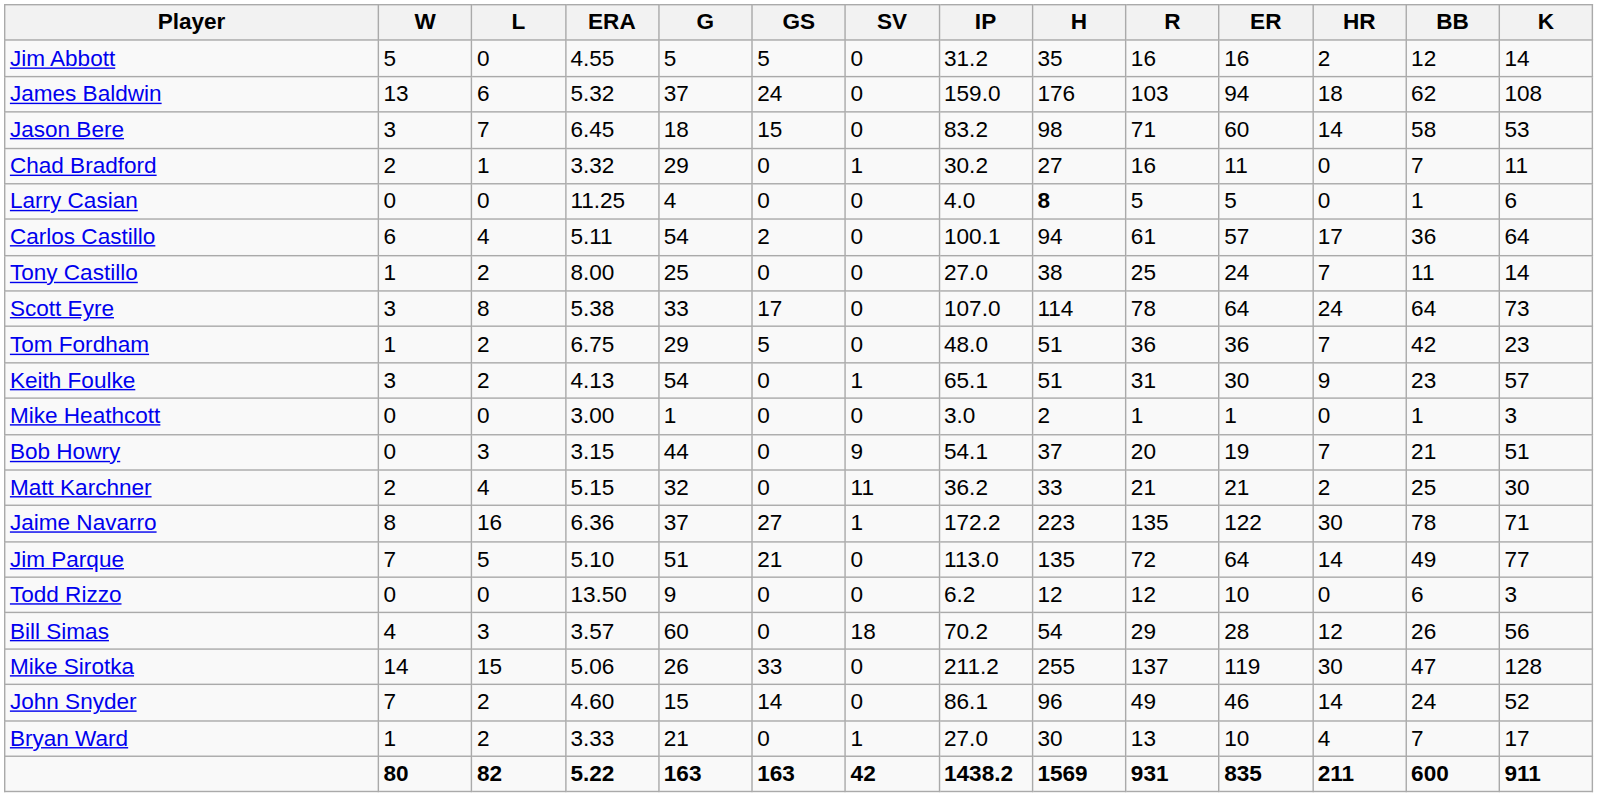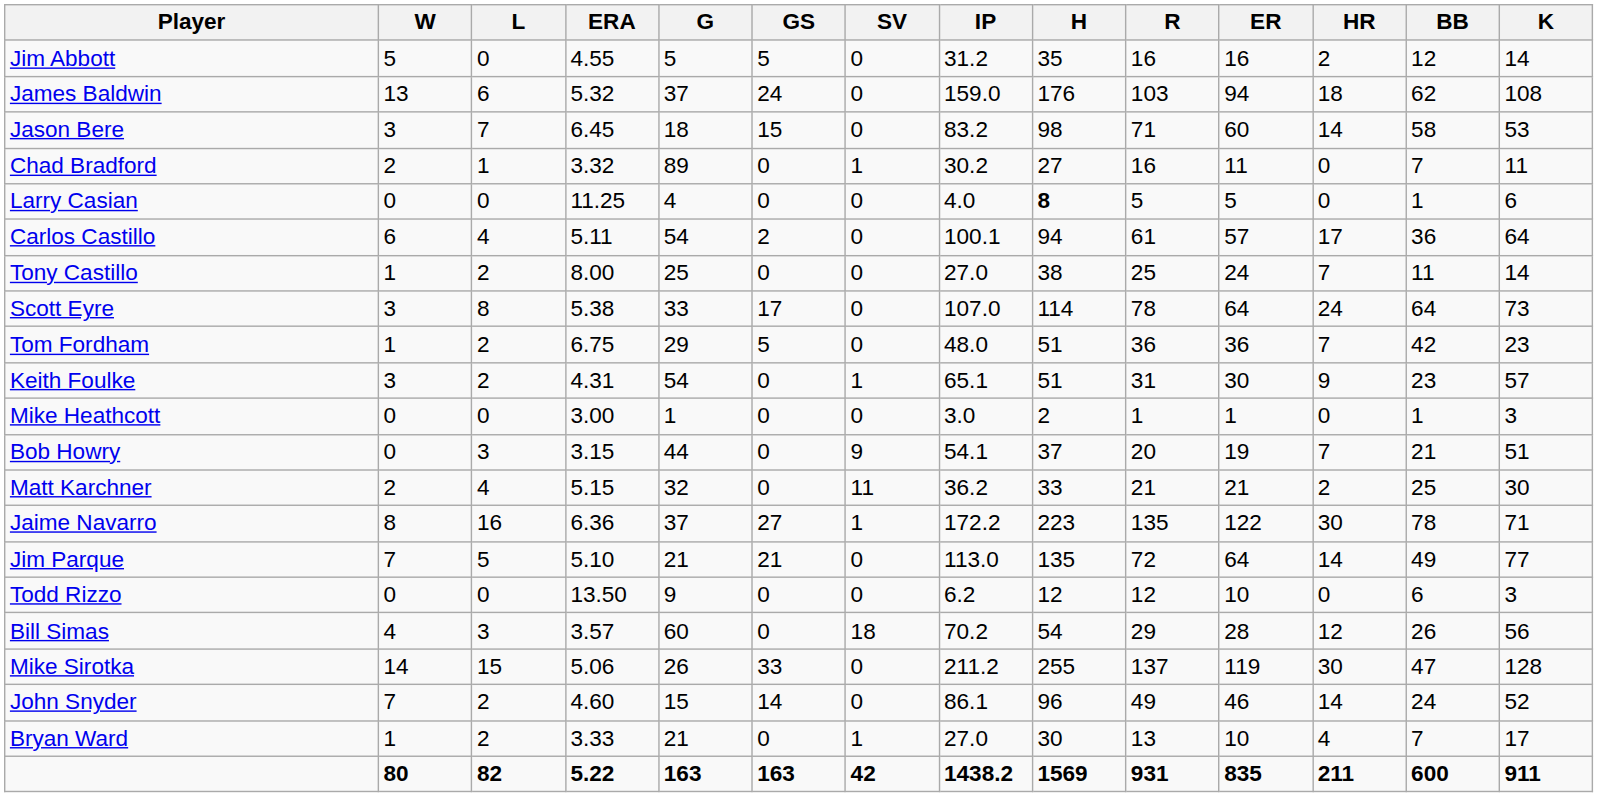(676, 165) 29 -> (676, 165) 89
(592, 380) 4.13 -> (592, 380) 4.31
(676, 559) 51 -> (676, 559) 21
